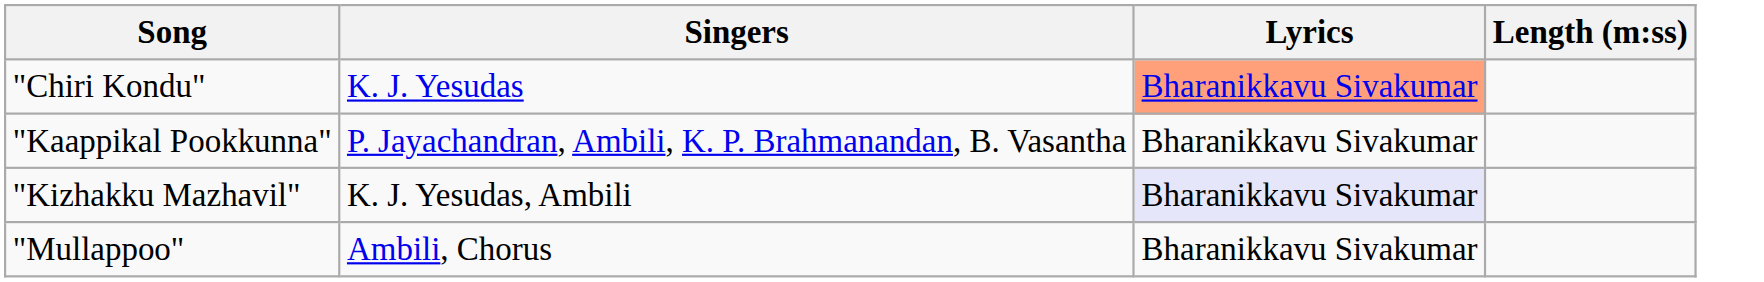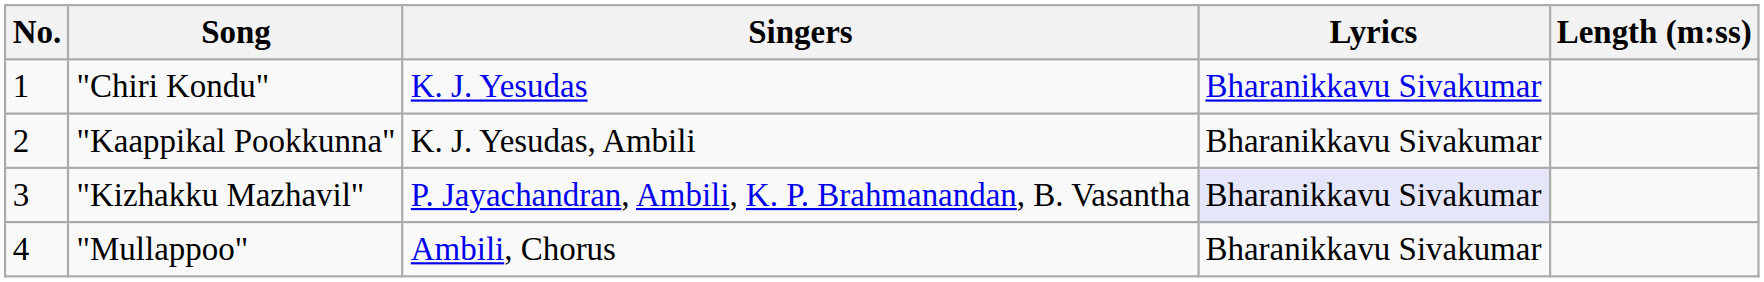+ column: (37, 31)
(1310, 86) lightsalmon background -> (1373, 86) no background
(737, 140) P. Jayachandran, Ambili, K. P. Brahmanandan, B. Vasantha -> (553, 140) K. J. Yesudas, Ambili
(489, 195) K. J. Yesudas, Ambili -> (800, 195) P. Jayachandran, Ambili, K. P. Brahmanandan, B. Vasantha
